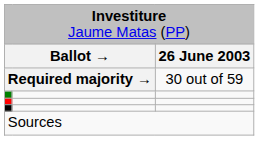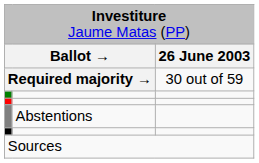+ row: (8, 116)
